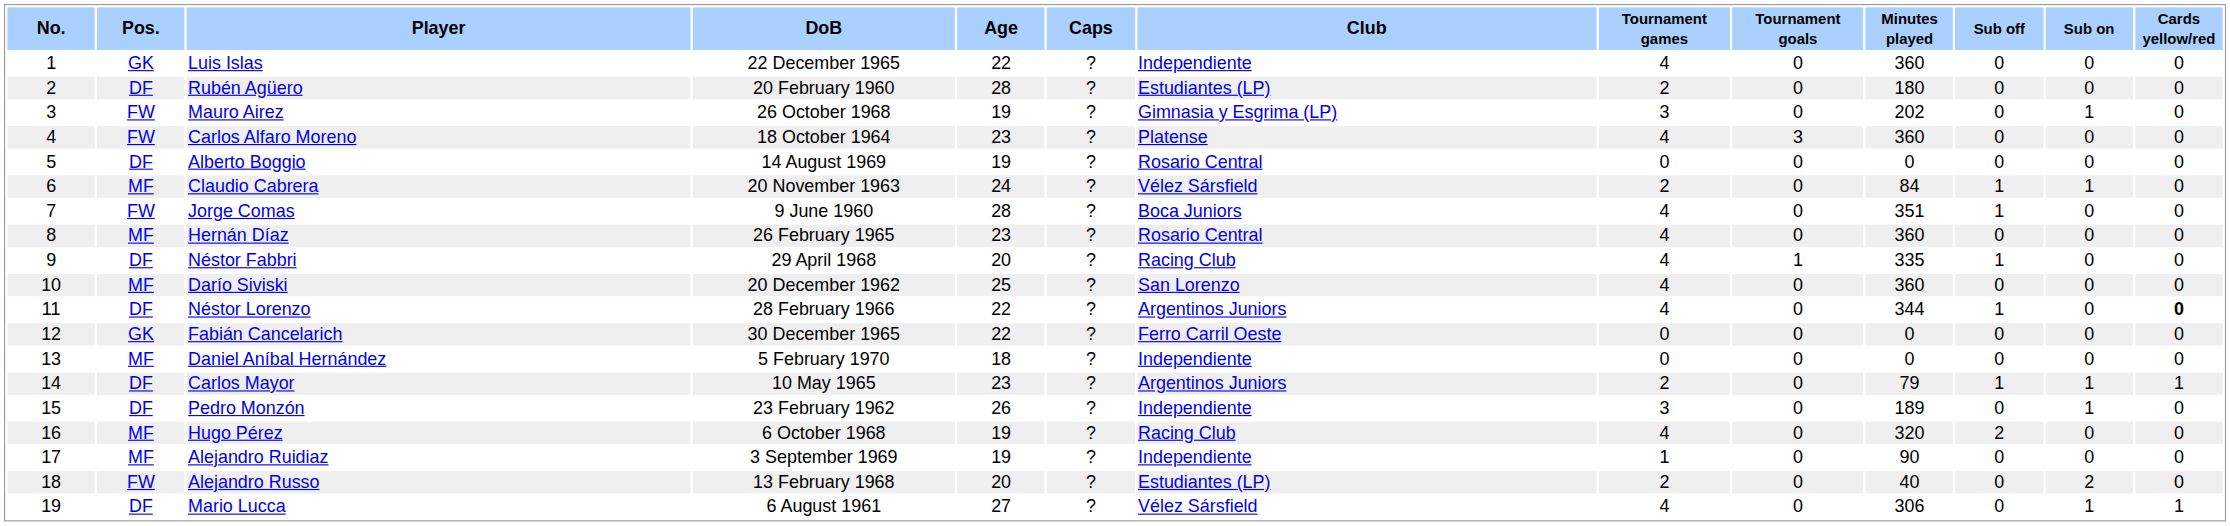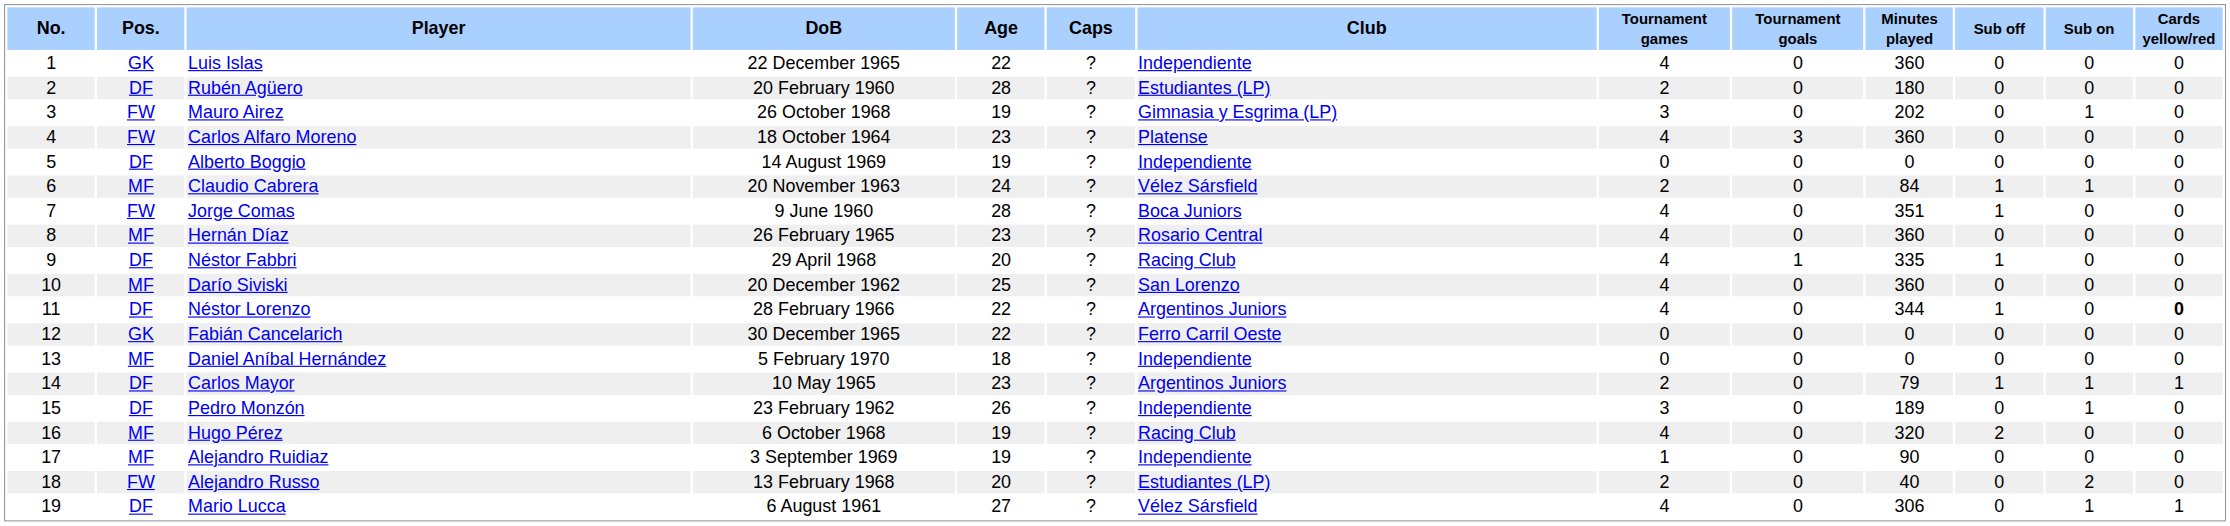(1200, 161) Rosario Central -> (1195, 161) Independiente
